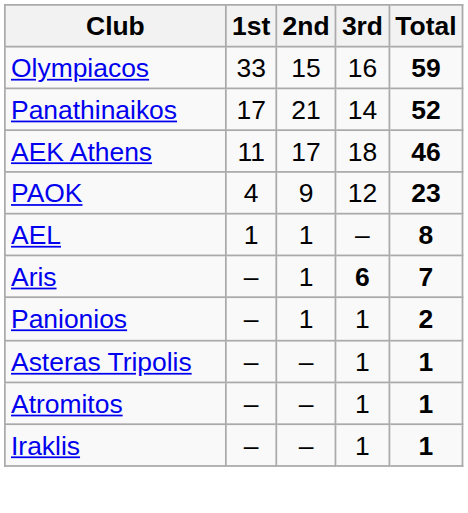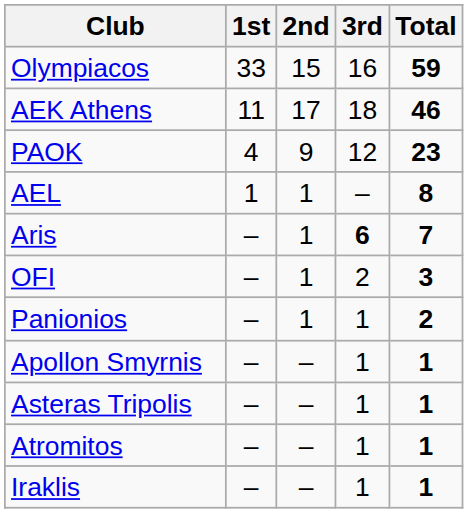- row: (94, 110)
+ row: (33, 277)
+ row: (106, 361)
